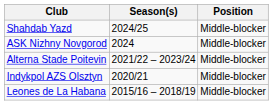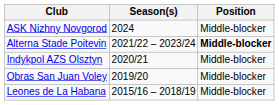- row: (39, 28)
(233, 60) normal -> (236, 44) bold
+ row: (57, 76)
